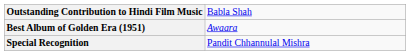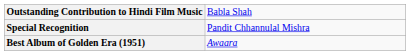rows swapped: (76, 27) <-> (48, 43)
